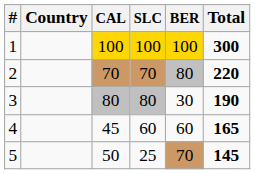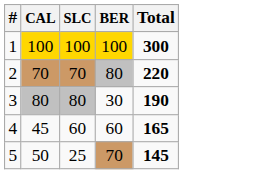- column: (56, 18)
